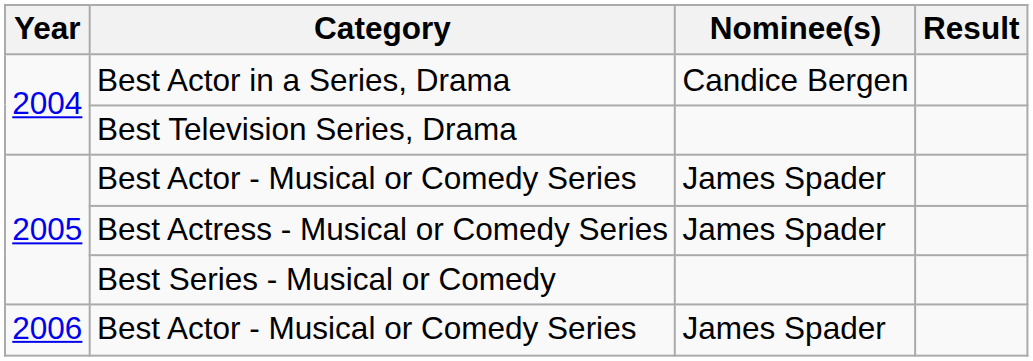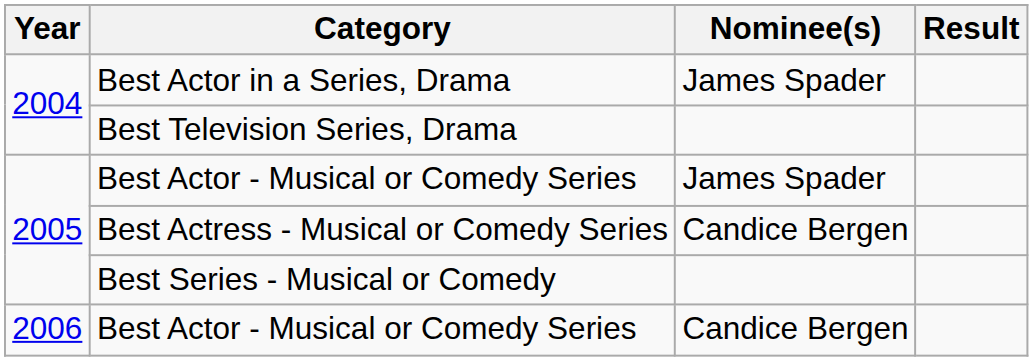(796, 79) Candice Bergen -> (784, 79) James Spader
(784, 229) James Spader -> (796, 229) Candice Bergen
(784, 329) James Spader -> (796, 329) Candice Bergen
